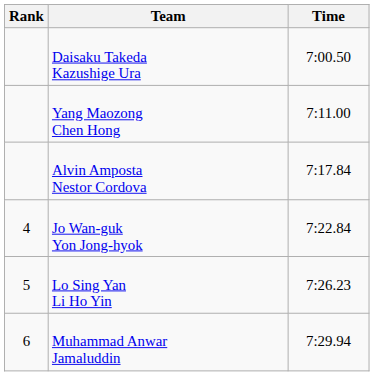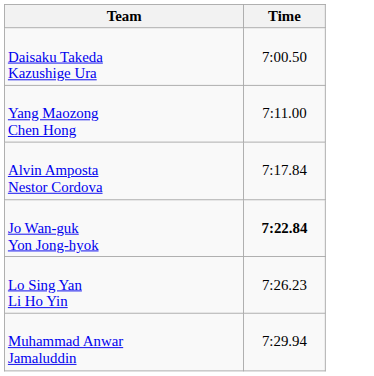- column: (26, 16)
(329, 227) normal -> (284, 227) bold
